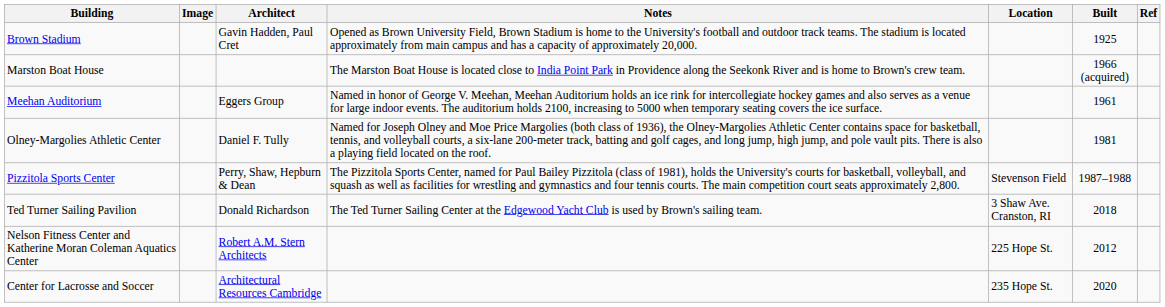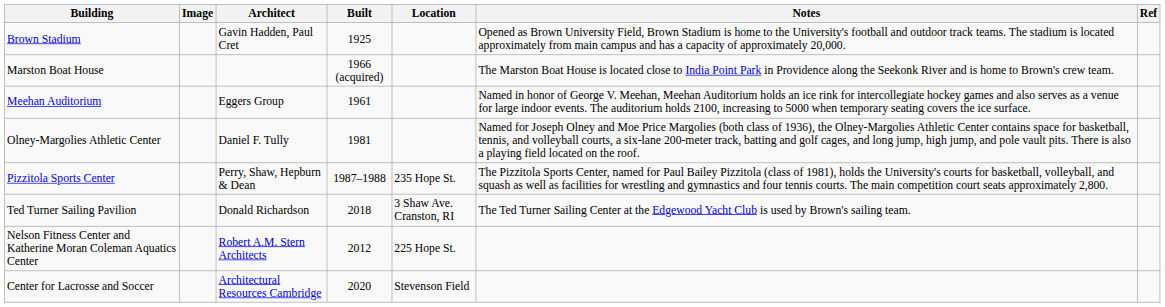columns swapped: (1105, 13) <-> (658, 13)
(1029, 178) Stevenson Field -> (425, 178) 235 Hope St.
(1022, 286) 235 Hope St. -> (432, 286) Stevenson Field
